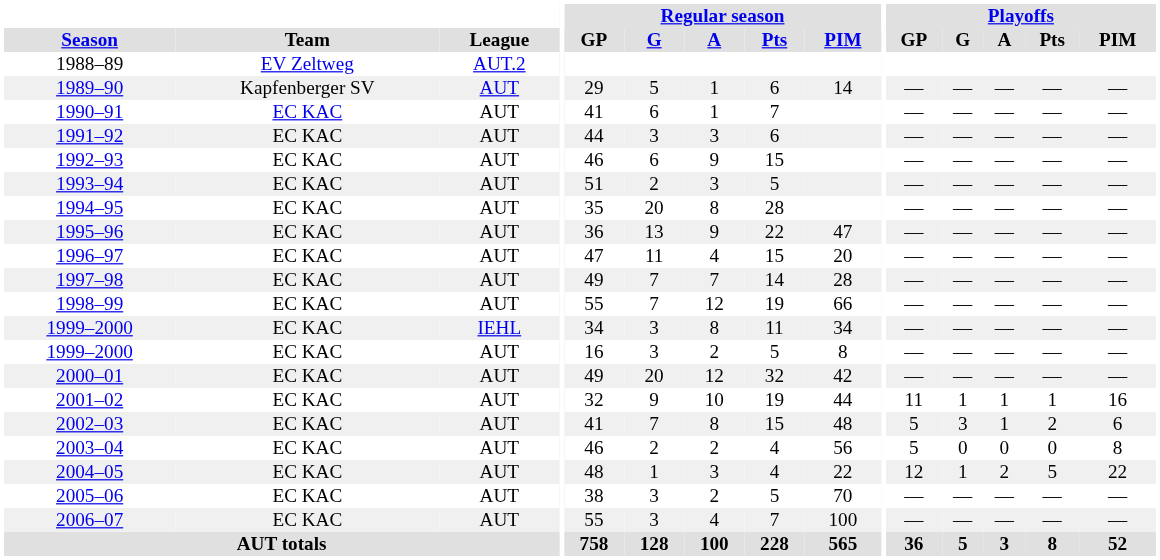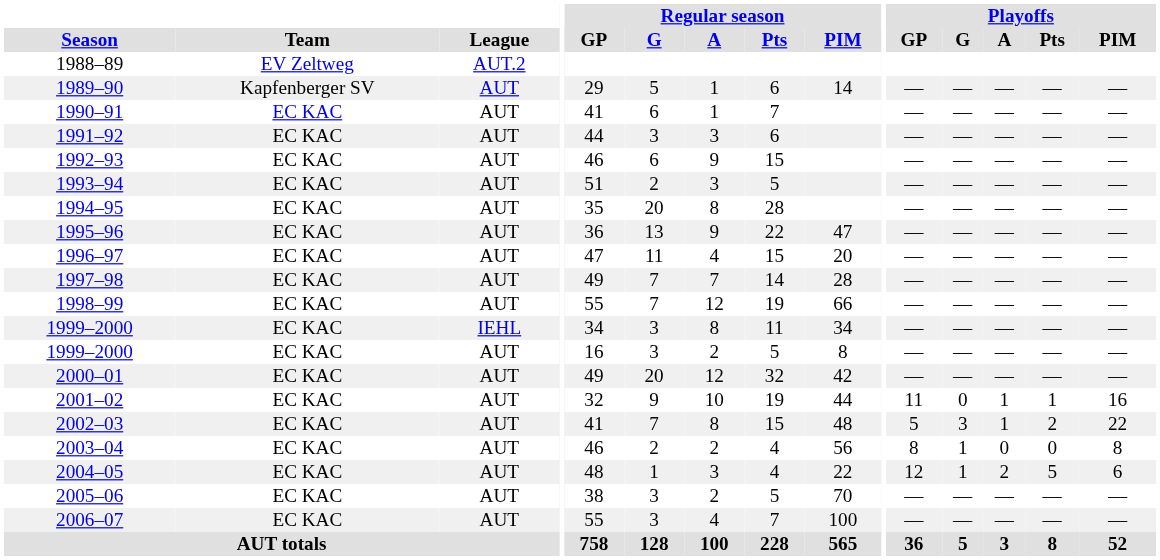(963, 399) 1 -> (963, 399) 0
(1118, 423) 6 -> (1118, 423) 22
(914, 447) 5 -> (914, 447) 8
(963, 447) 0 -> (963, 447) 1
(1118, 471) 22 -> (1118, 471) 6
